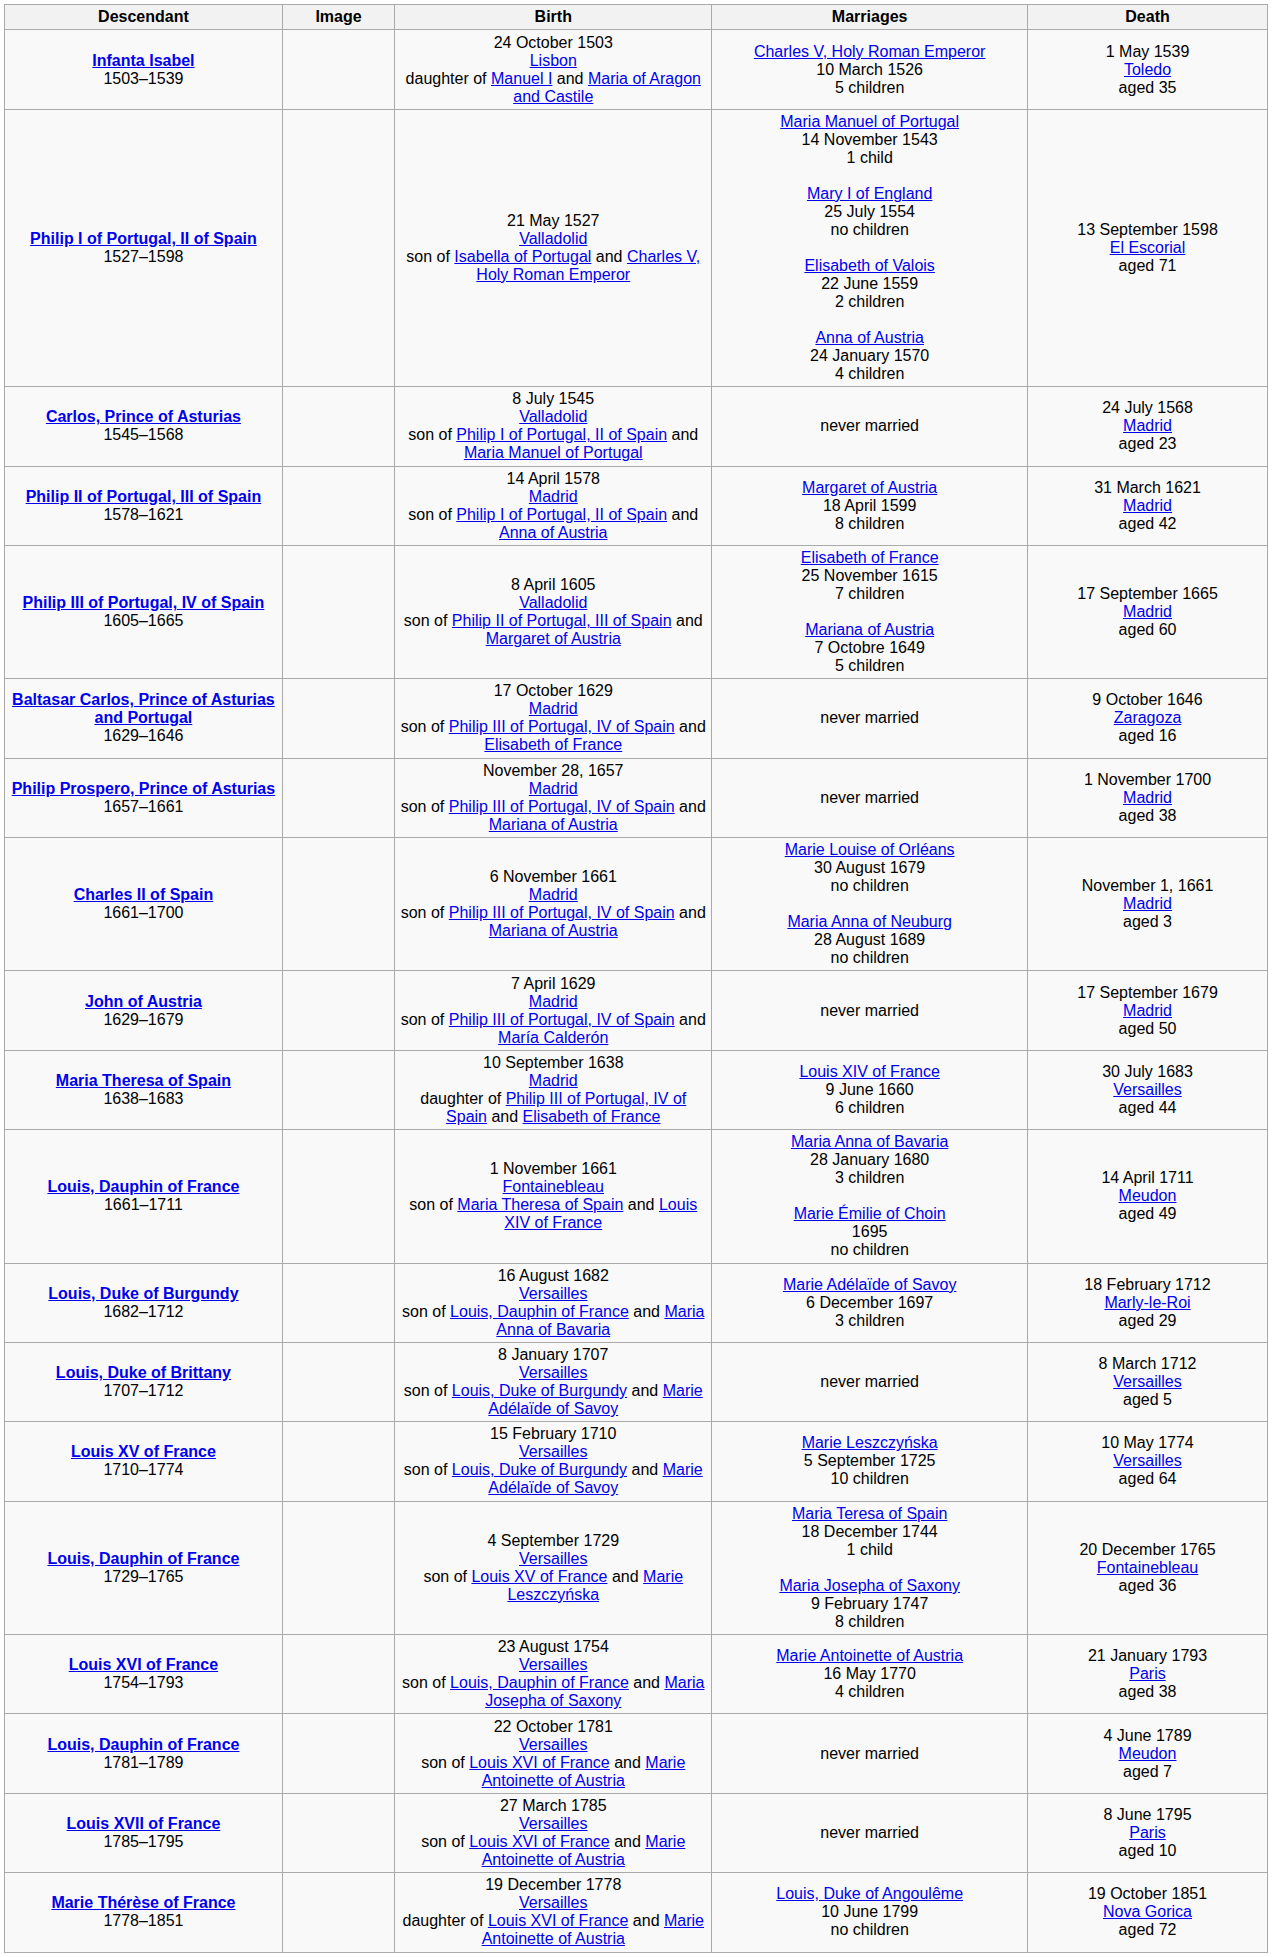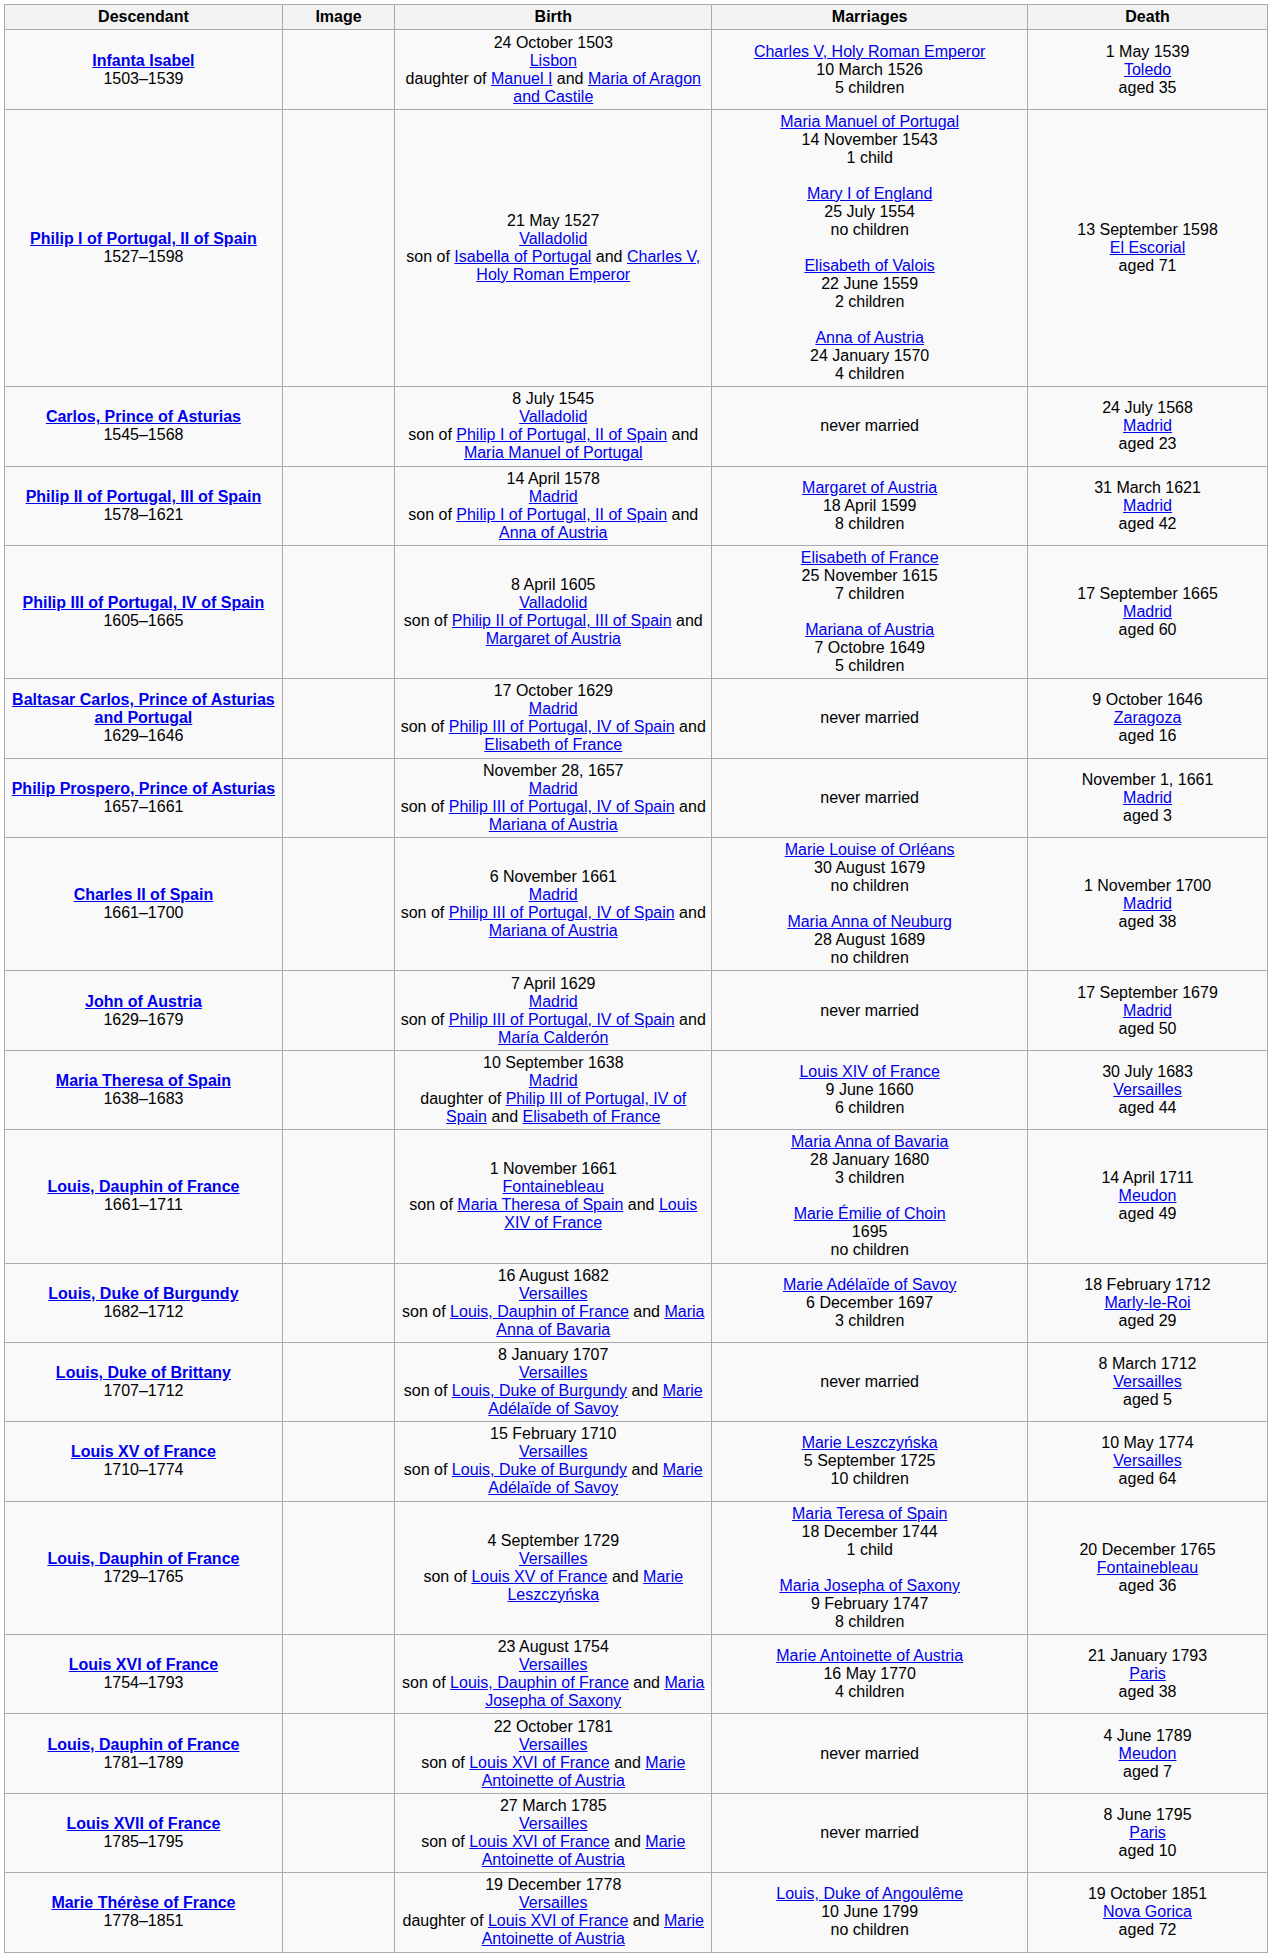(1148, 797) 1 November 1700 Madrid aged 38 -> (1148, 797) November 1, 1661 Madrid aged 3
(1148, 904) November 1, 1661 Madrid aged 3 -> (1148, 904) 1 November 1700 Madrid aged 38
